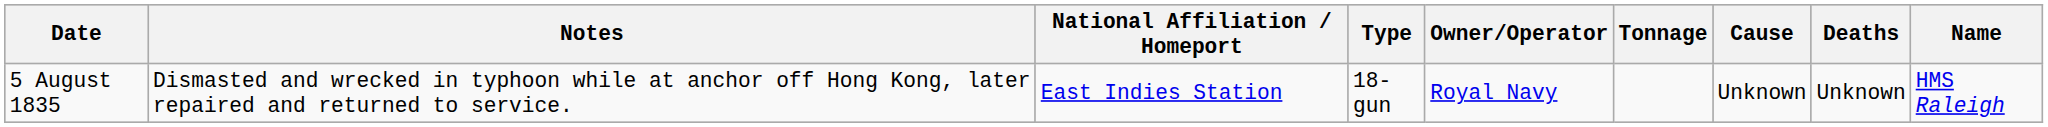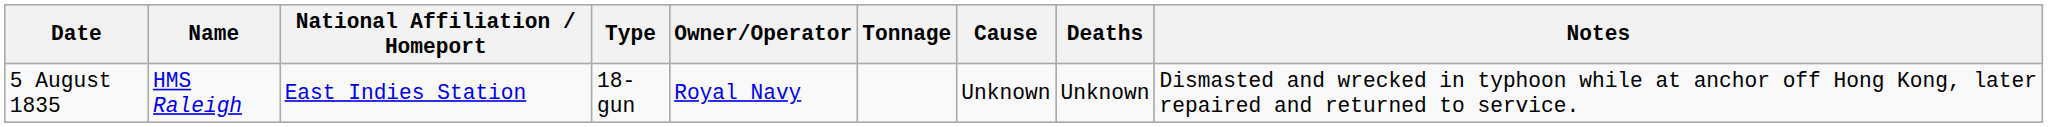columns swapped: (1976, 34) <-> (592, 34)
